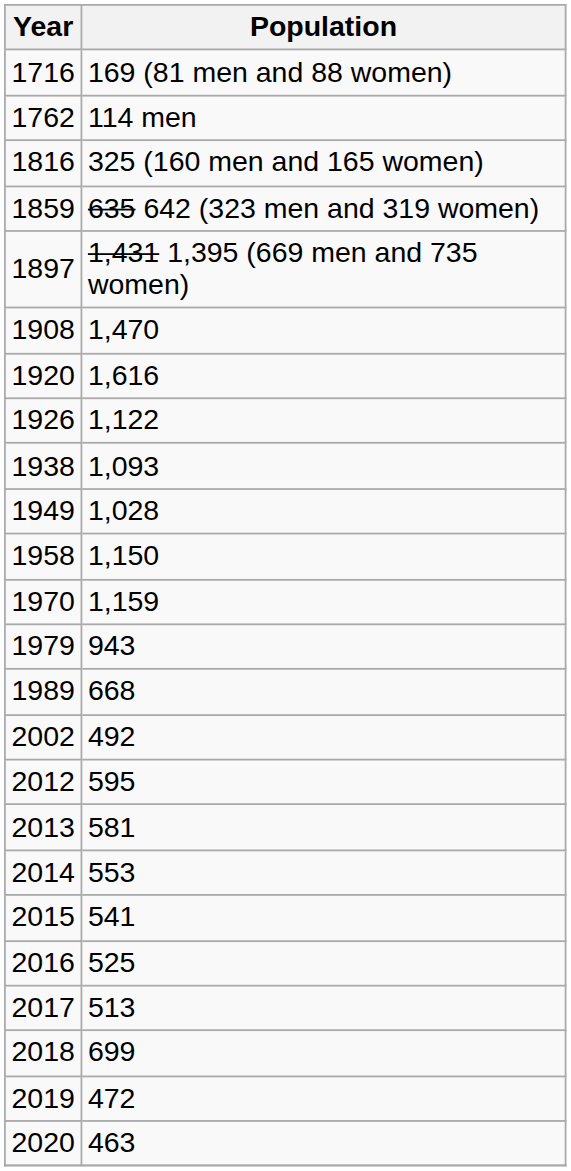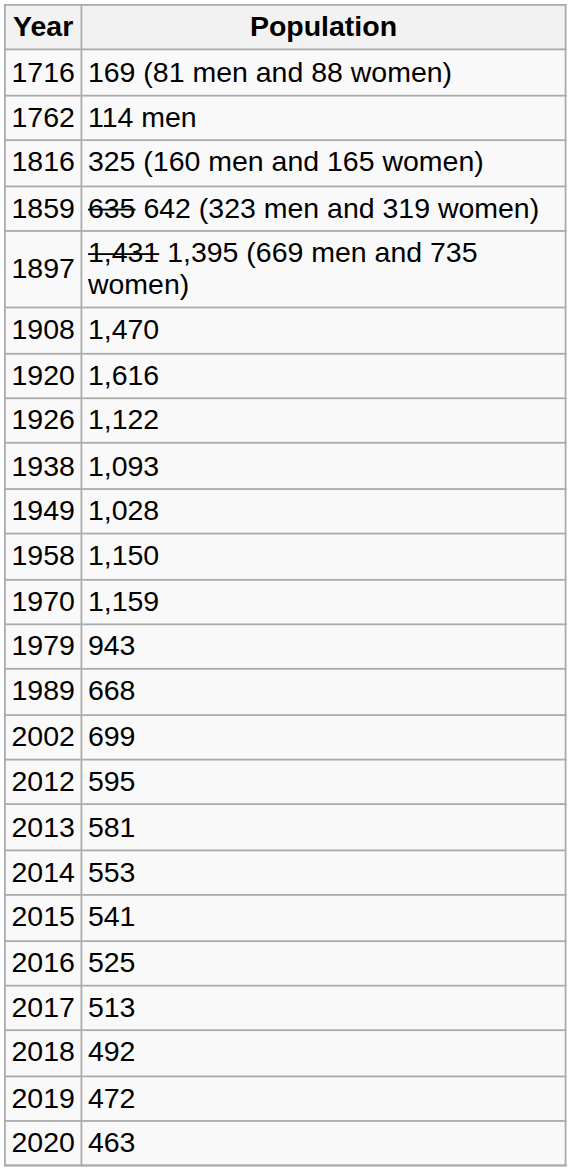(112, 736) 492 -> (112, 736) 699
(112, 1052) 699 -> (112, 1052) 492
